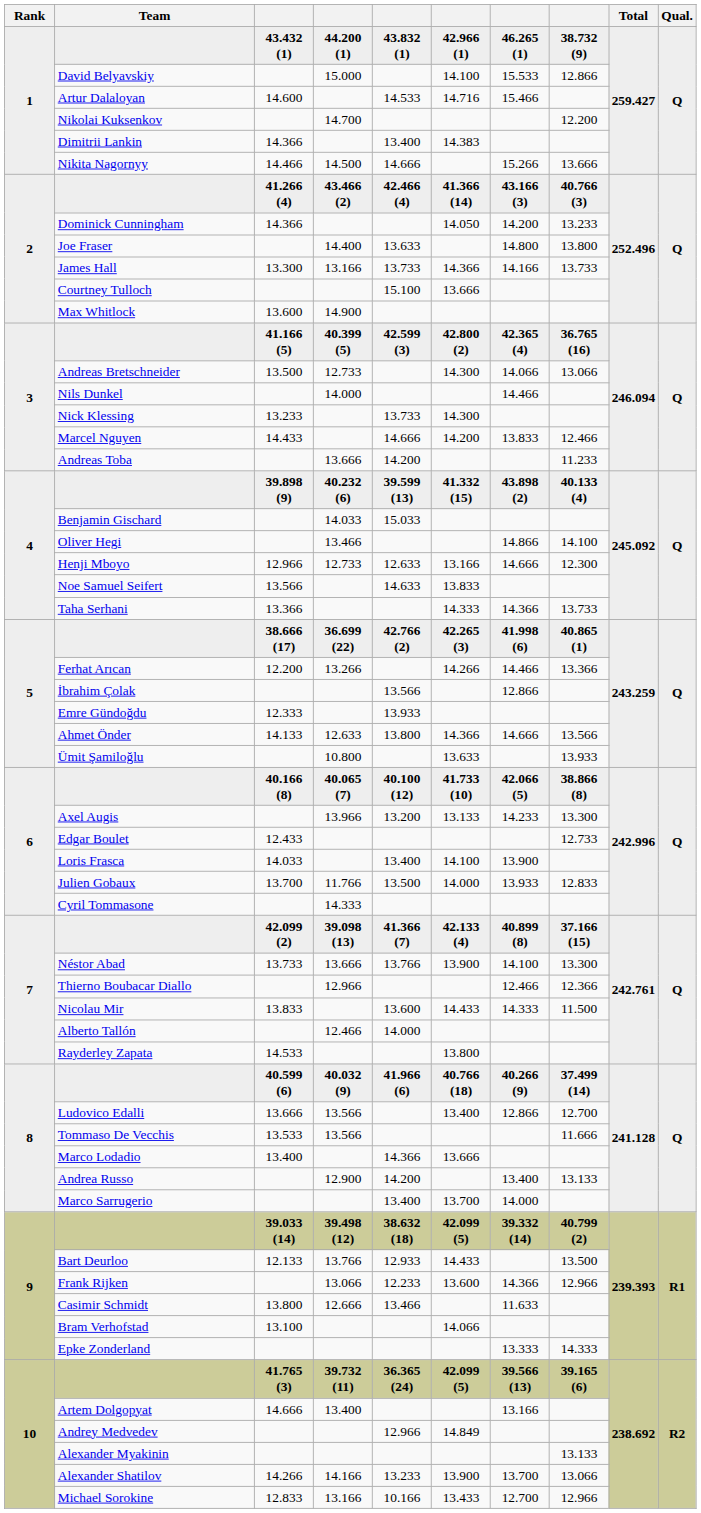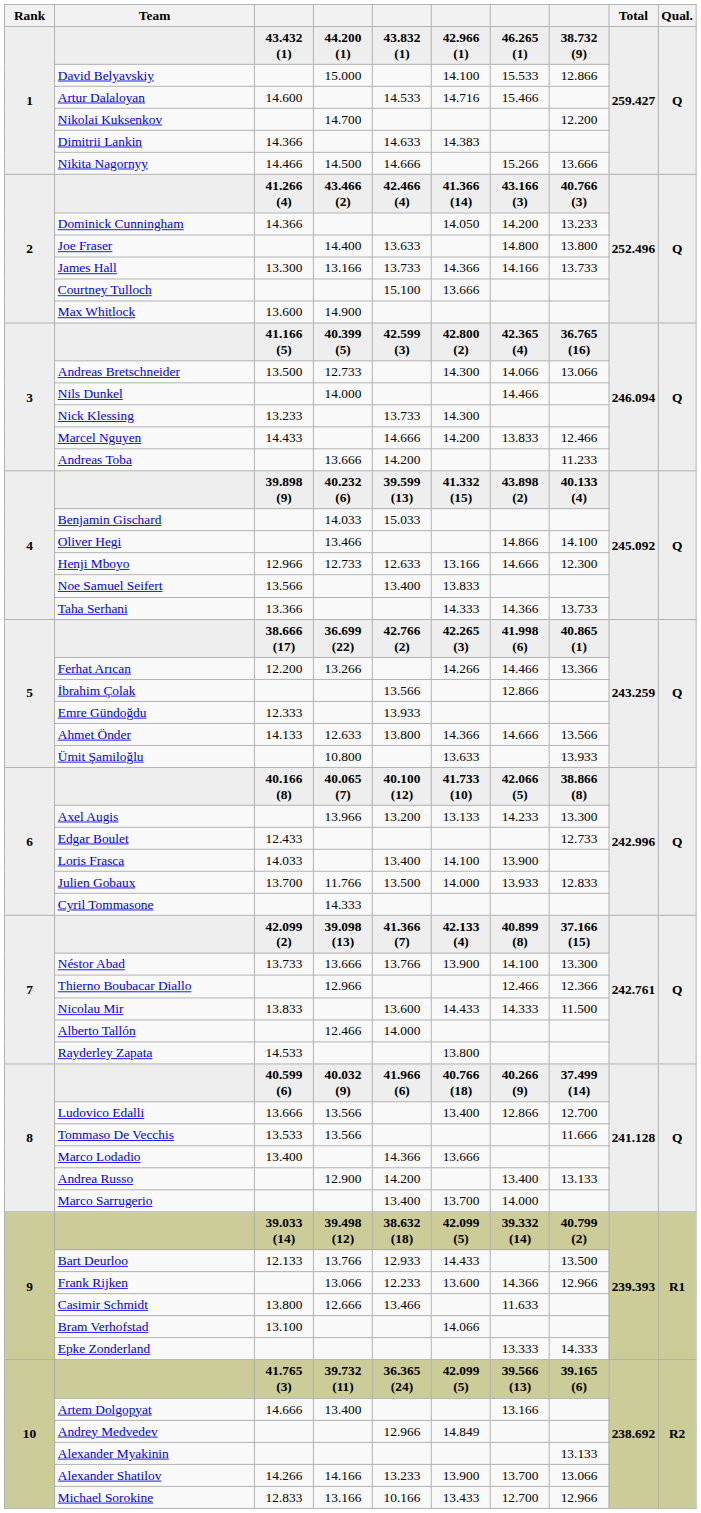(402, 141) 13.400 -> (402, 141) 14.633
(402, 586) 14.633 -> (402, 586) 13.400
